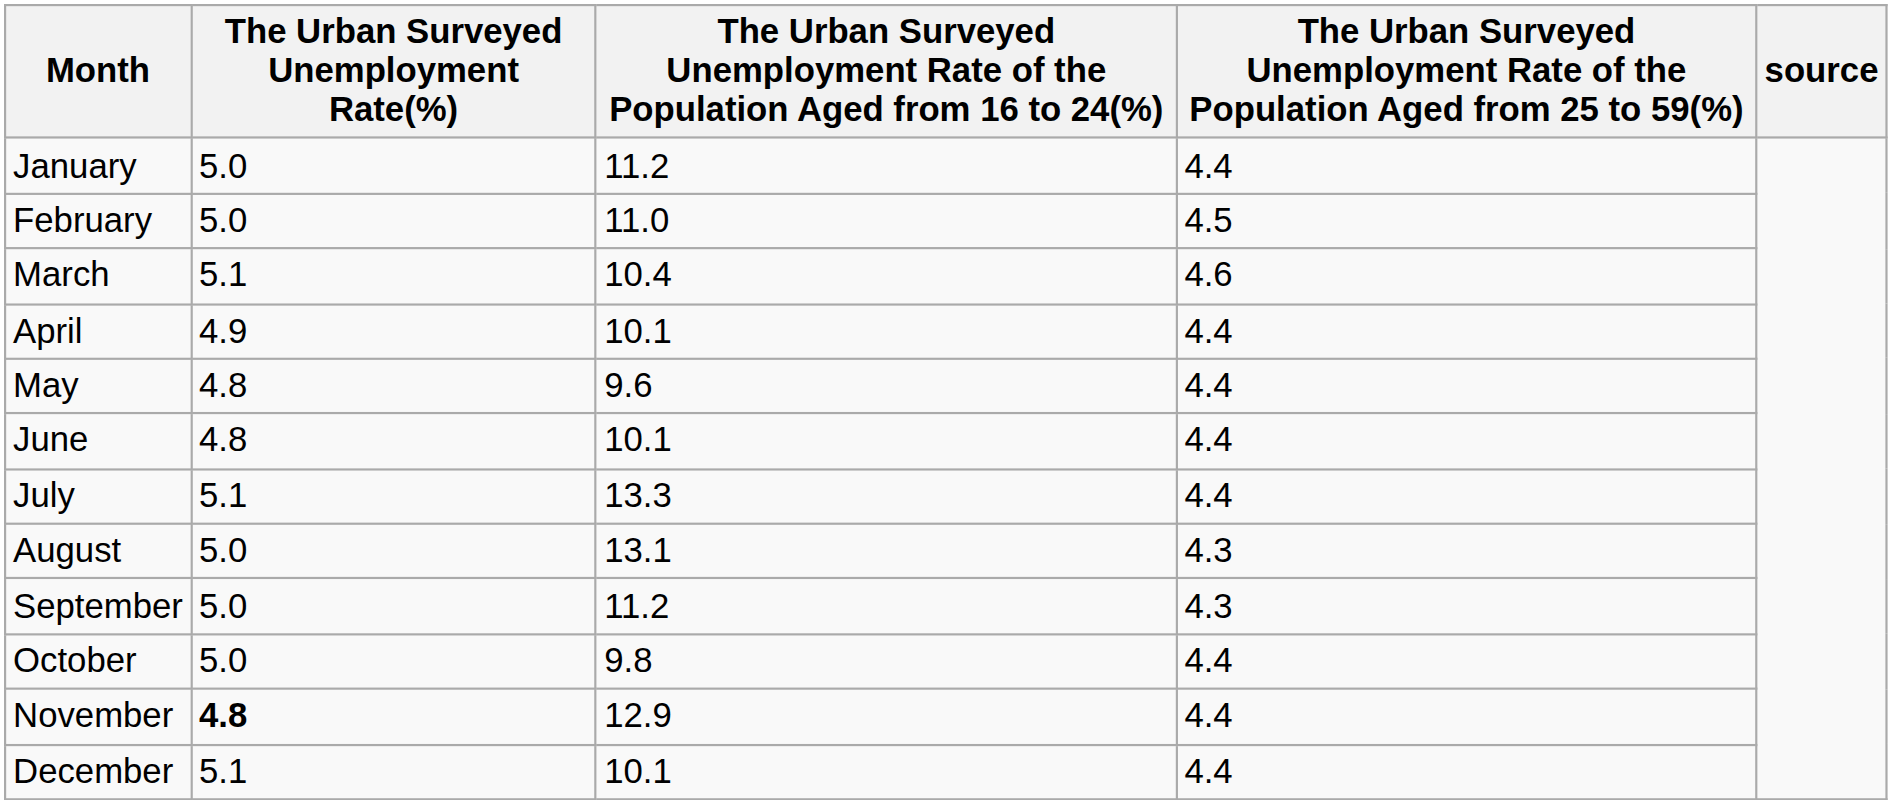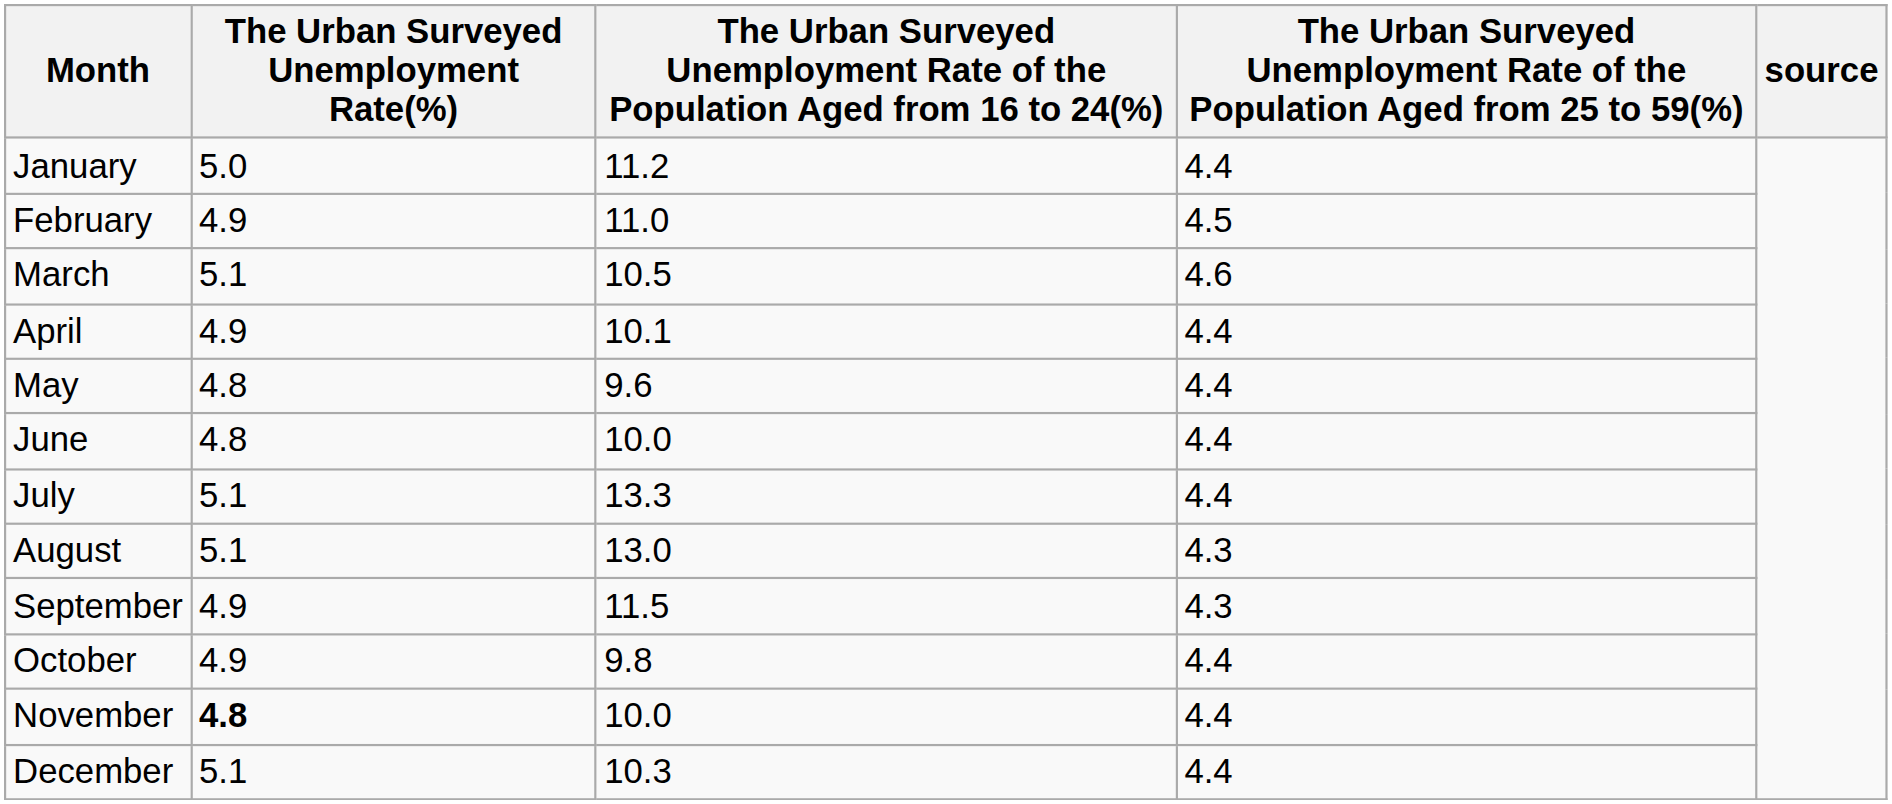(223, 220) 5.0 -> (223, 220) 4.9
(638, 275) 10.4 -> (638, 275) 10.5
(638, 440) 10.1 -> (638, 440) 10.0
(223, 550) 5.0 -> (223, 550) 5.1
(638, 550) 13.1 -> (638, 550) 13.0
(223, 605) 5.0 -> (223, 605) 4.9
(637, 605) 11.2 -> (637, 605) 11.5
(223, 660) 5.0 -> (223, 660) 4.9
(638, 715) 12.9 -> (638, 715) 10.0
(638, 770) 10.1 -> (638, 770) 10.3
